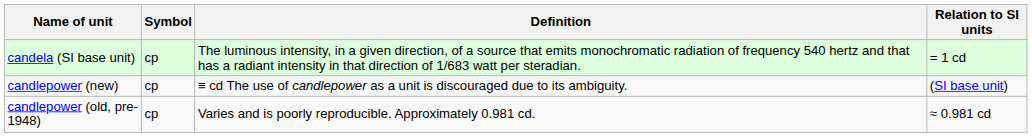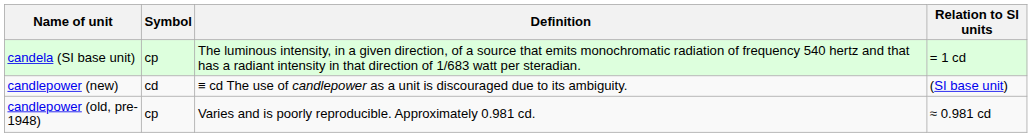(151, 86) cp -> (151, 86) cd
